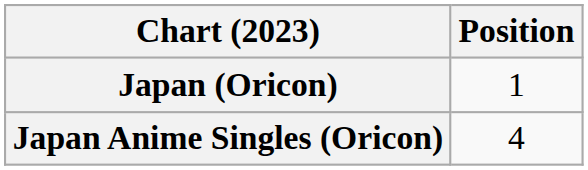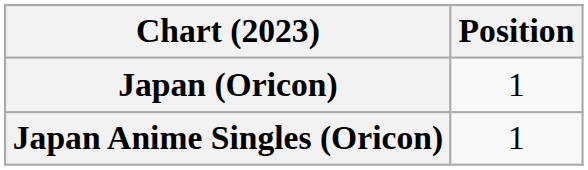(516, 137) 4 -> (516, 137) 1
